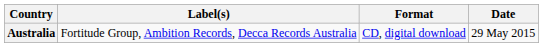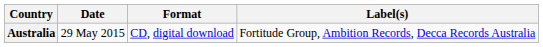columns swapped: (503, 14) <-> (209, 14)
